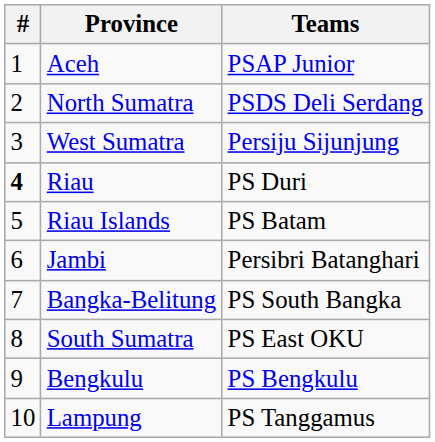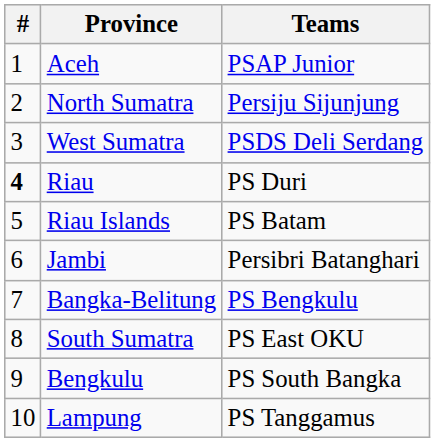(325, 102) PSDS Deli Serdang -> (313, 102) Persiju Sijunjung
(313, 142) Persiju Sijunjung -> (325, 142) PSDS Deli Serdang
(314, 299) PS South Bangka -> (293, 299) PS Bengkulu
(293, 378) PS Bengkulu -> (314, 378) PS South Bangka
